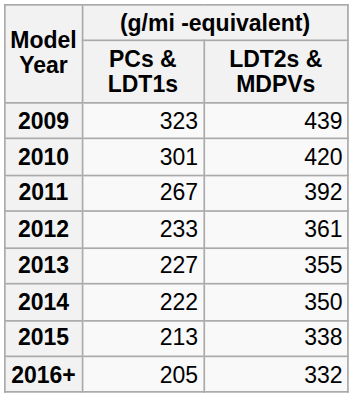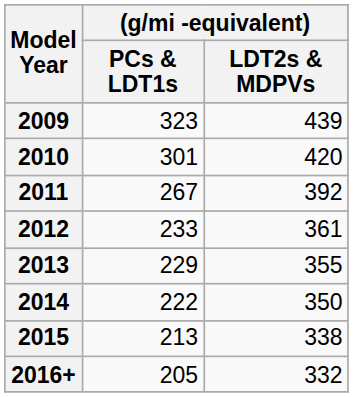(179, 265) 227 -> (179, 265) 229
